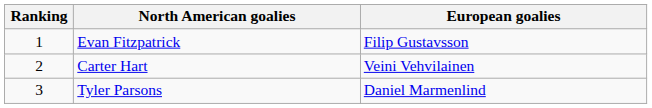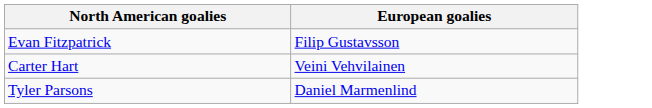- column: (39, 16)
